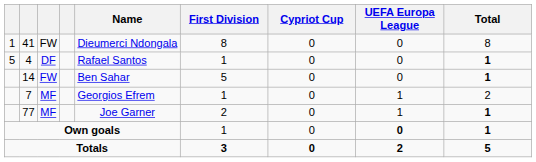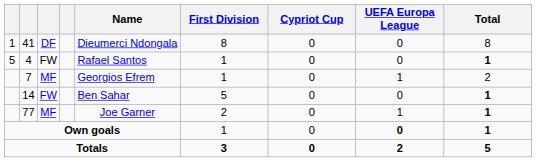(48, 43) FW -> (48, 43) DF
(48, 60) DF -> (48, 60) FW
rows swapped: (28, 95) <-> (28, 78)
